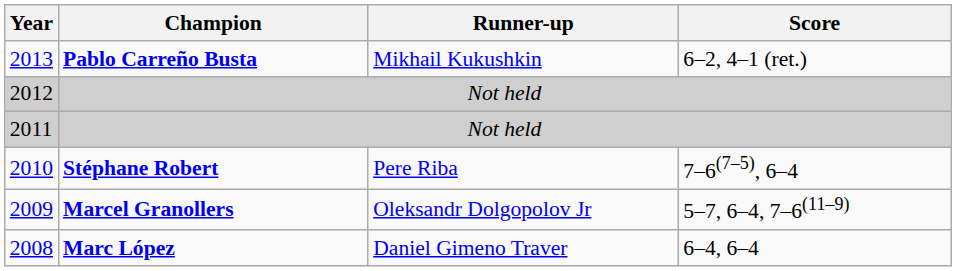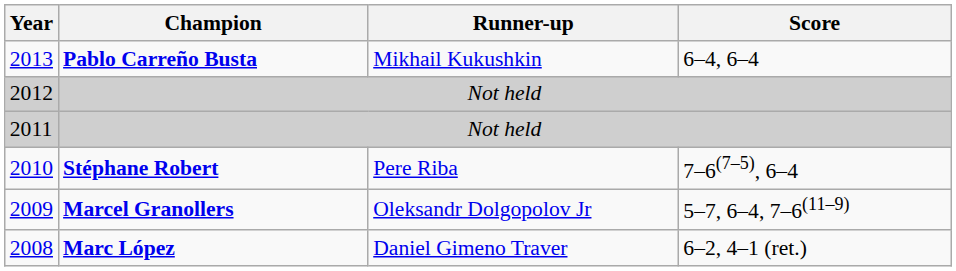(745, 58) 6–2, 4–1 (ret.) -> (721, 58) 6–4, 6–4
(721, 247) 6–4, 6–4 -> (745, 247) 6–2, 4–1 (ret.)
